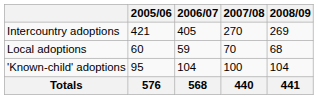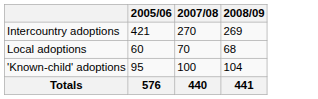- column: (198, 13)
